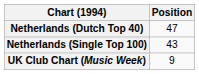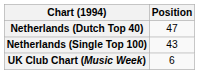(172, 61) 9 -> (172, 61) 6
